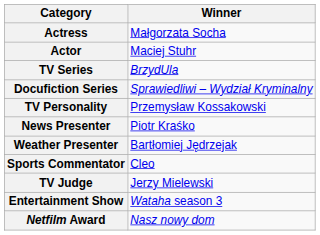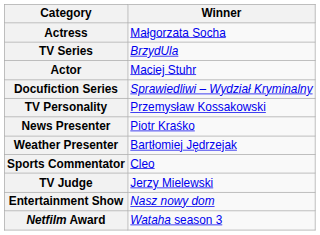rows swapped: (66, 51) <-> (66, 70)
(176, 201) Wataha season 3 -> (172, 201) Nasz nowy dom
(172, 220) Nasz nowy dom -> (176, 220) Wataha season 3
